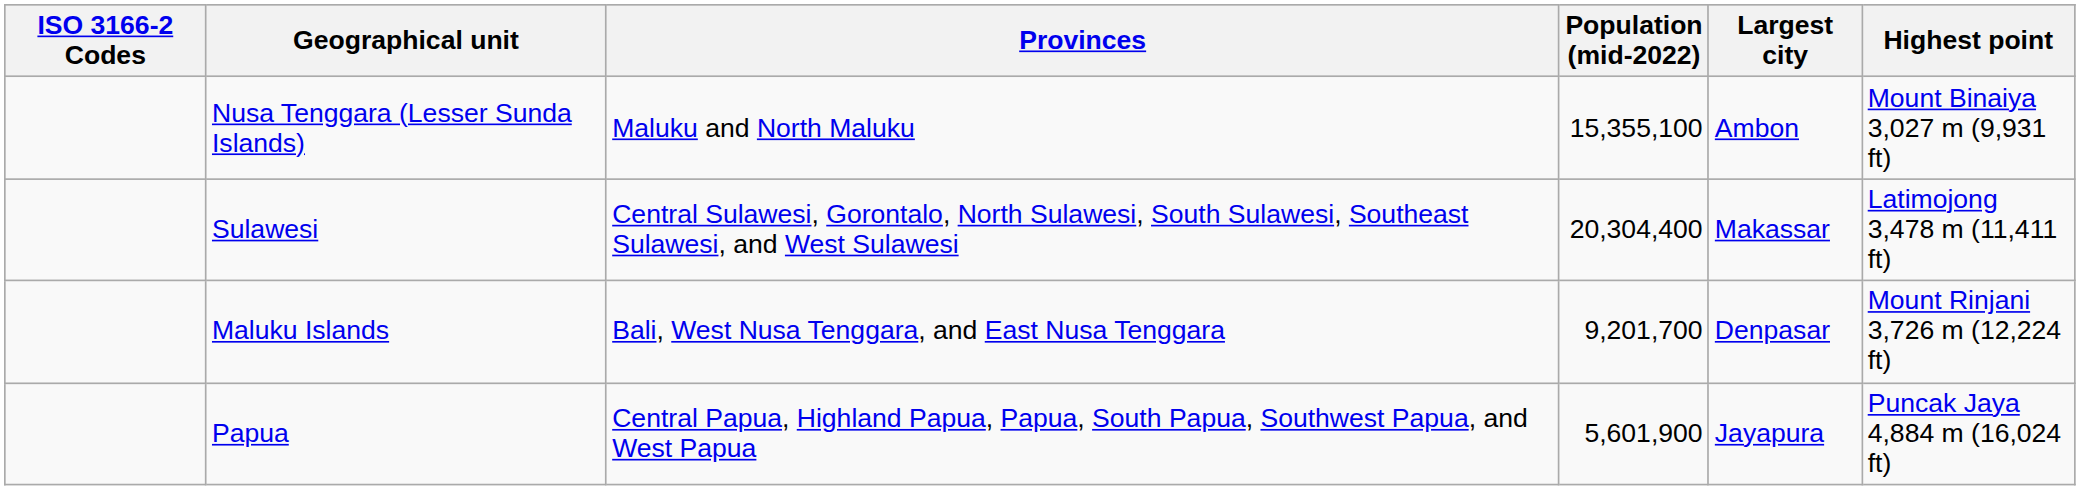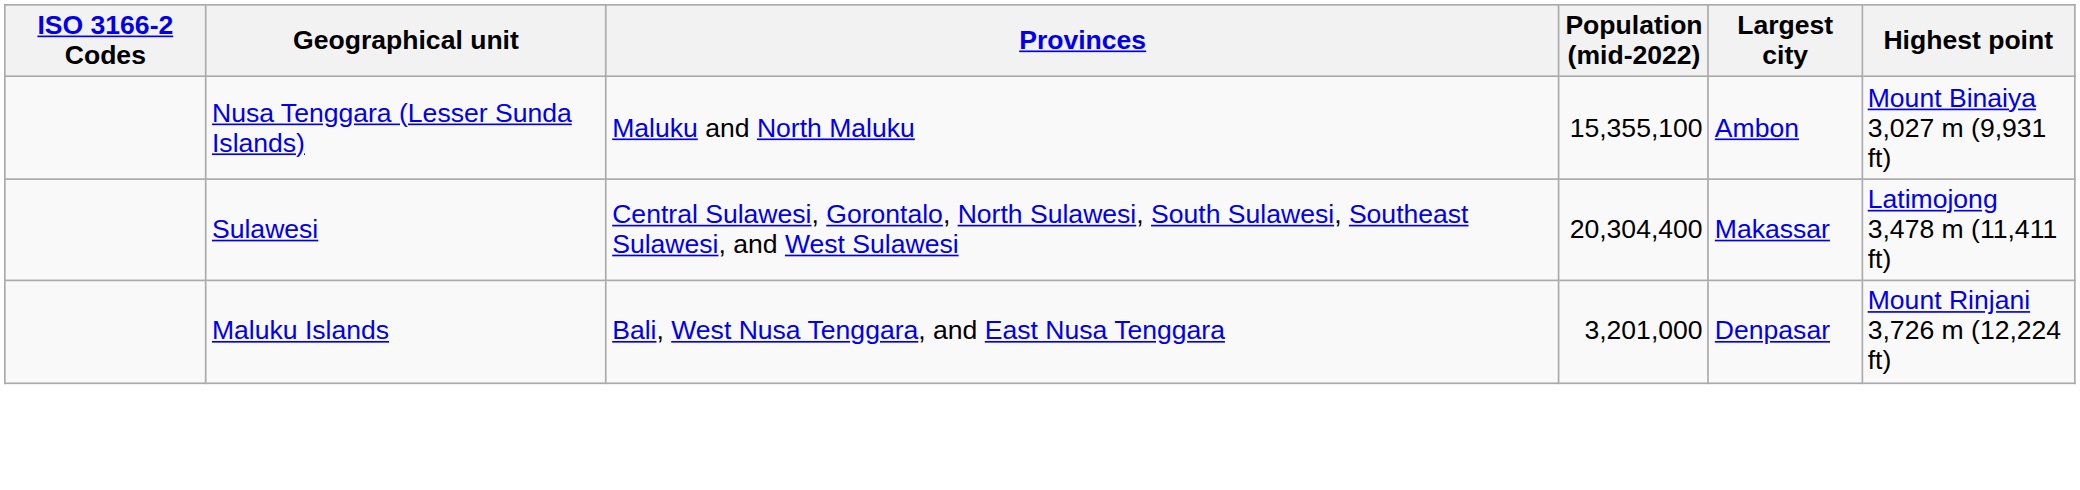(1644, 331) 9,201,700 -> (1644, 331) 3,201,000
- row: (250, 433)
